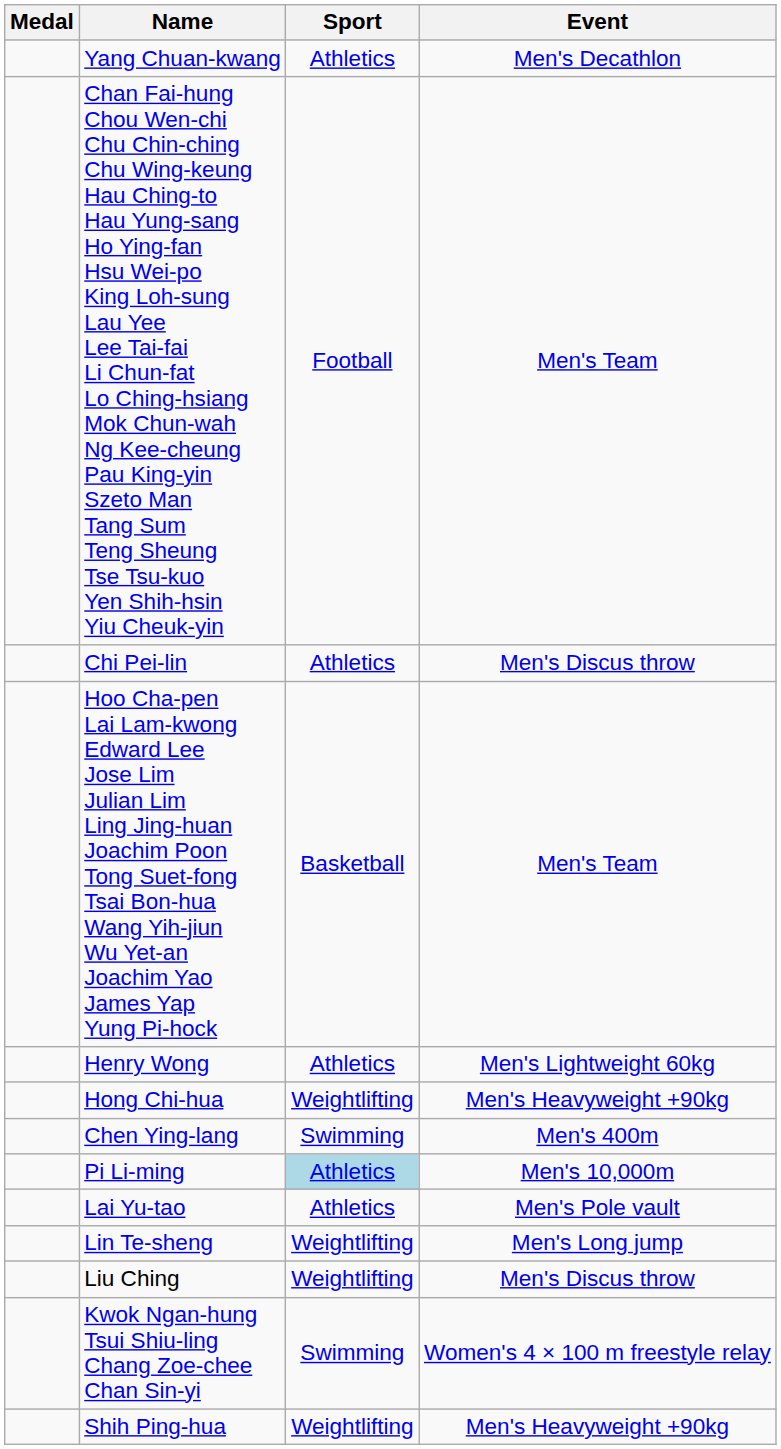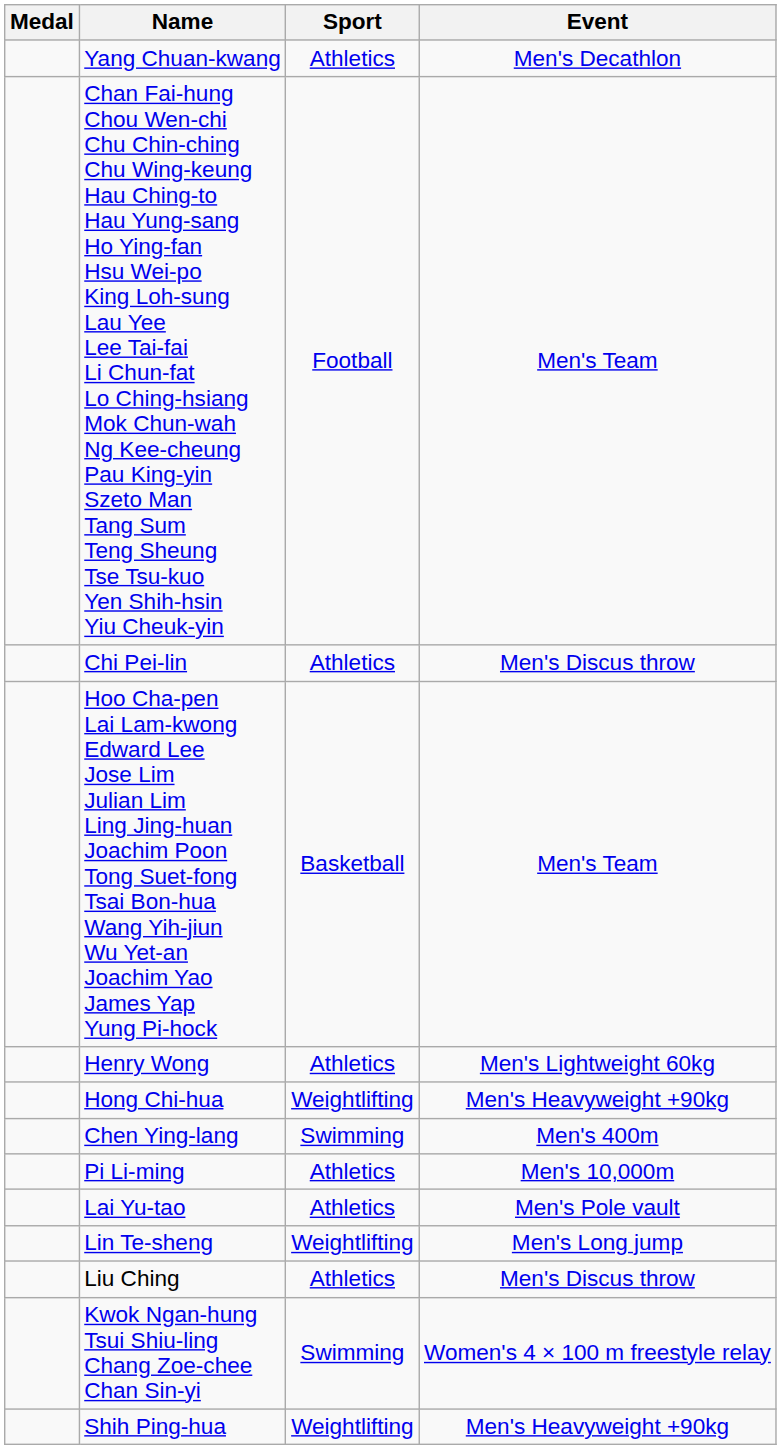(352, 1171) lightblue background -> (352, 1171) no background
(352, 1278) Weightlifting -> (352, 1278) Athletics
